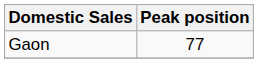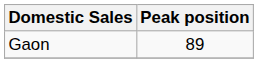(195, 44) 77 -> (195, 44) 89
